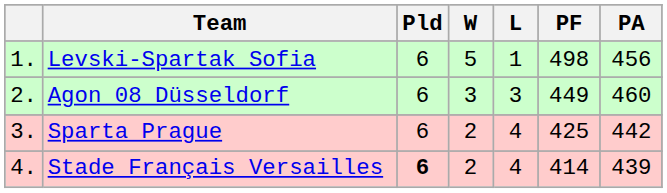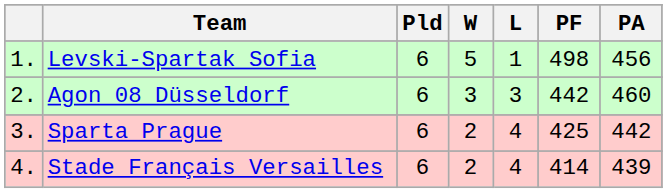(569, 96) 449 -> (569, 96) 442
(422, 169) bold -> (422, 169) normal
